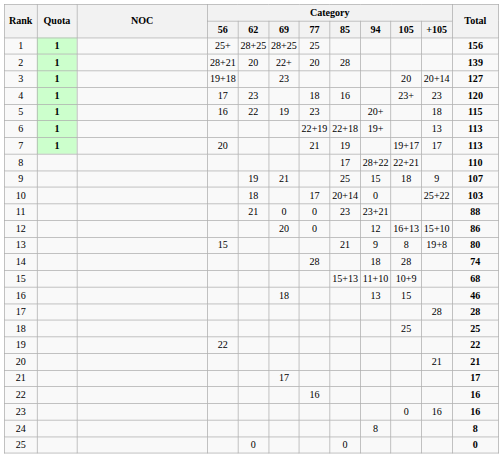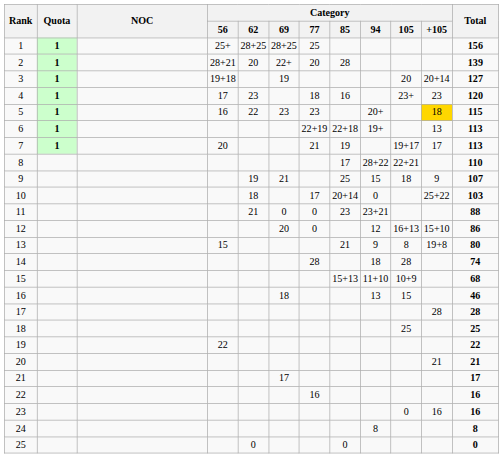(284, 79) 23 -> (284, 79) 19
(284, 112) 19 -> (284, 112) 23
(437, 112) no background -> (437, 112) gold background
